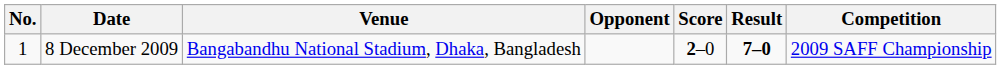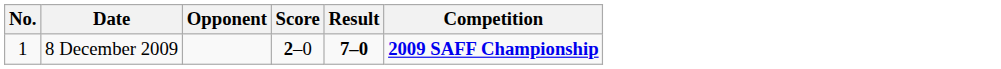- column: (384, 19)
(891, 49) normal -> (493, 49) bold
